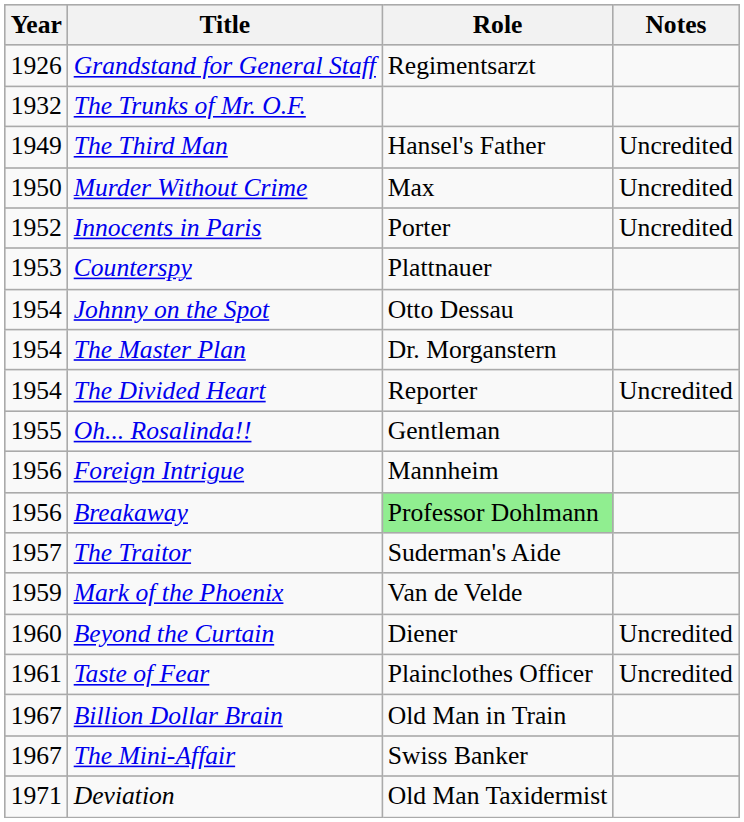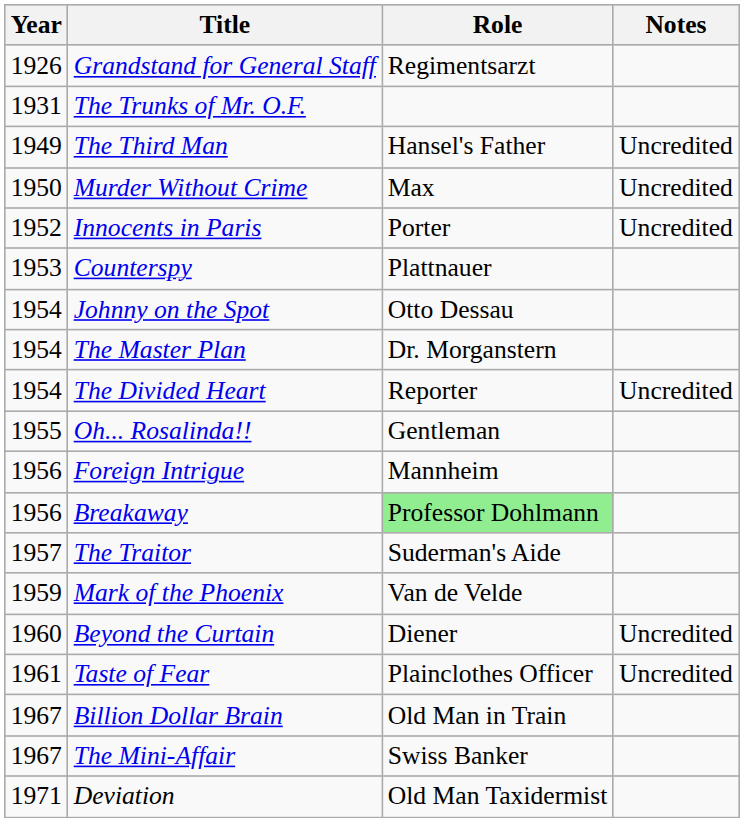(36, 106) 1932 -> (36, 106) 1931
